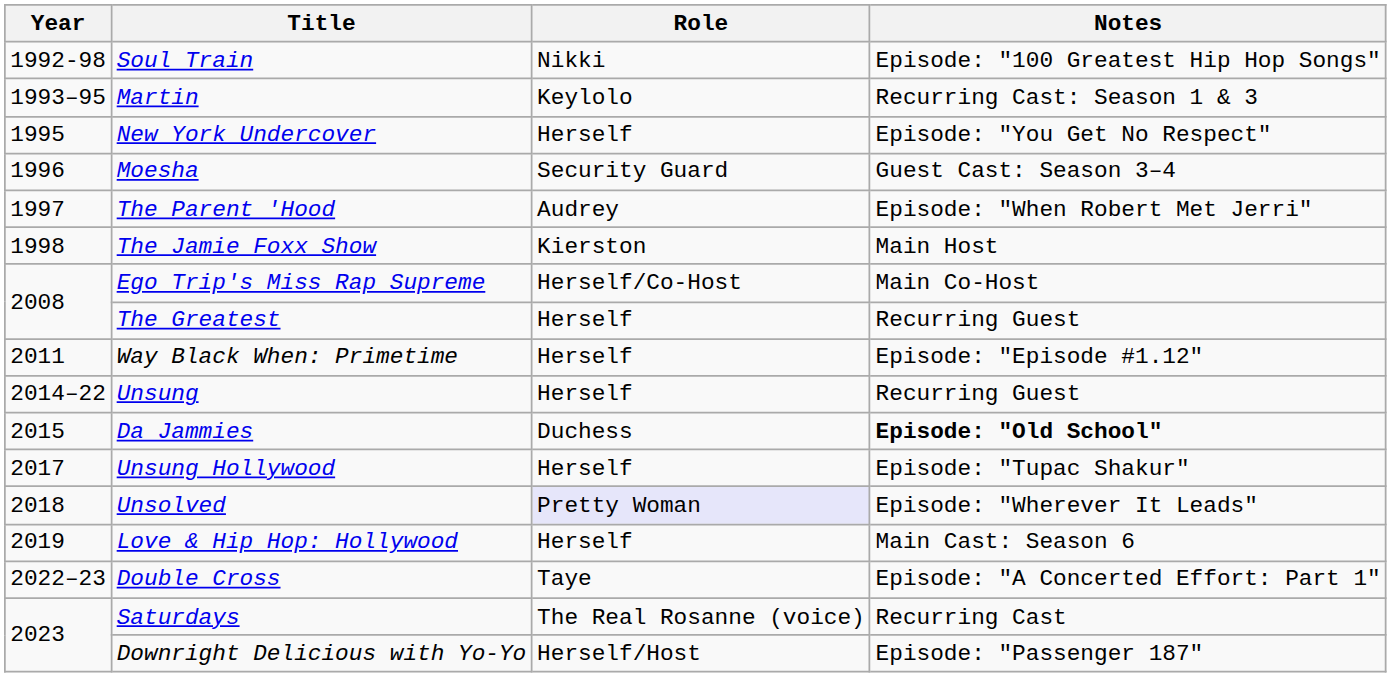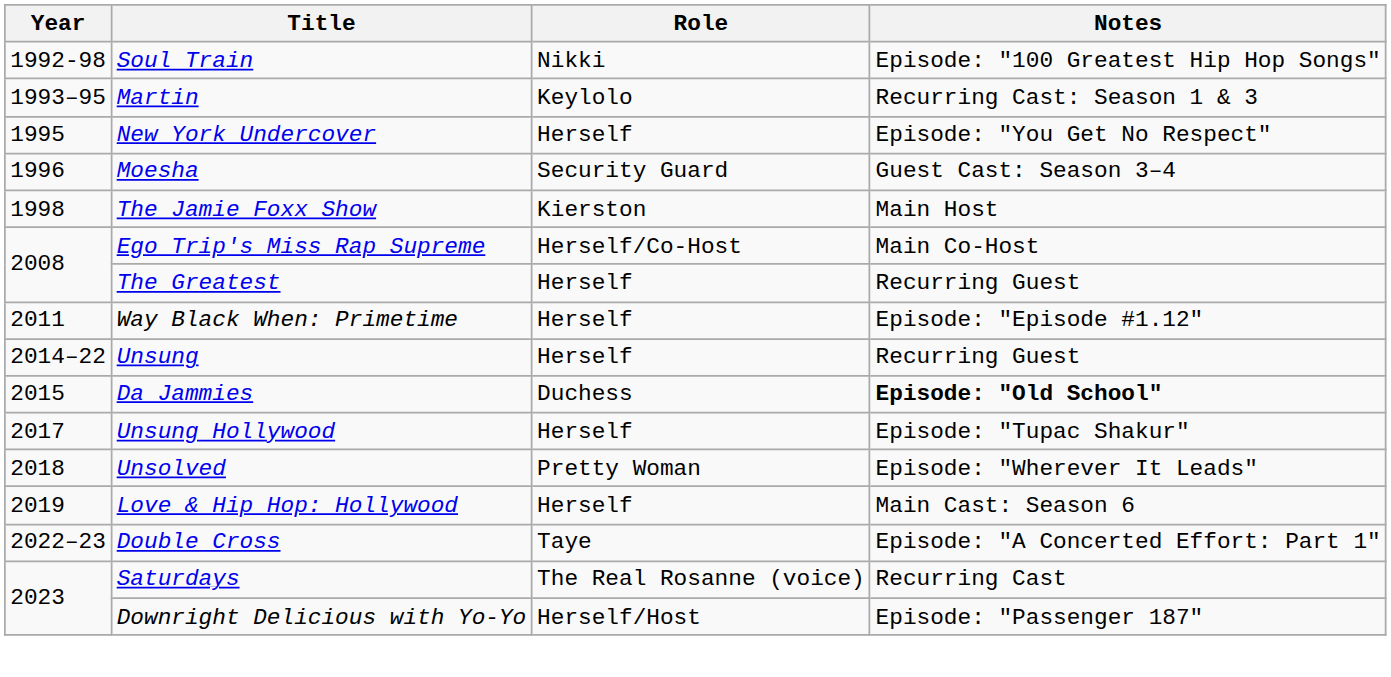- row: (226, 209)
(619, 505) lavender background -> (619, 468) no background
